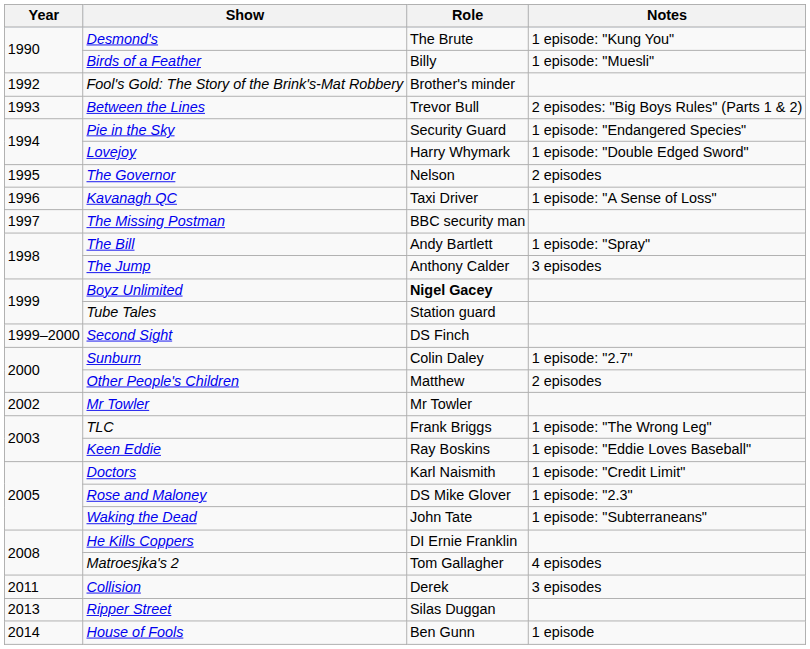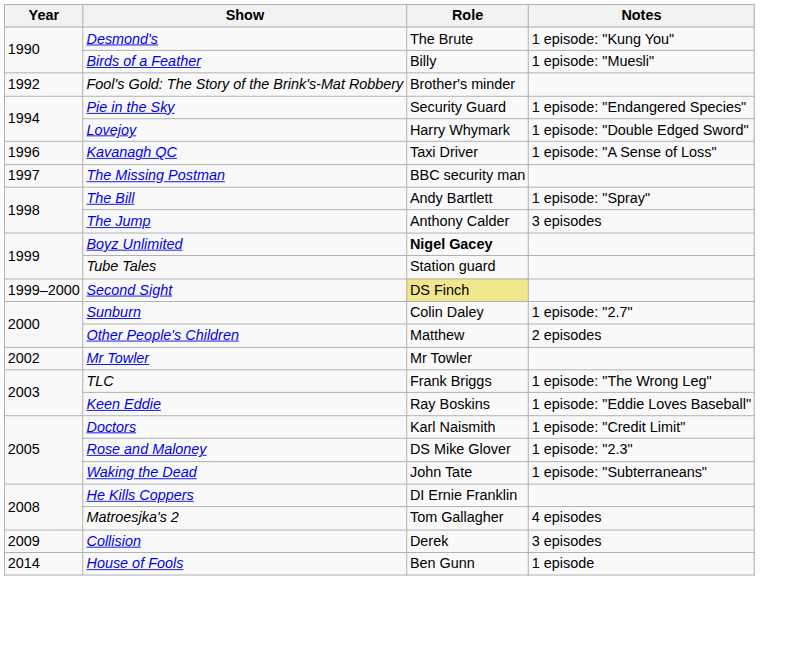- row: (146, 107)
- row: (131, 175)
(440, 335) no background -> (440, 289) khaki background
(23, 586) 2011 -> (24, 541) 2009
- row: (129, 609)
